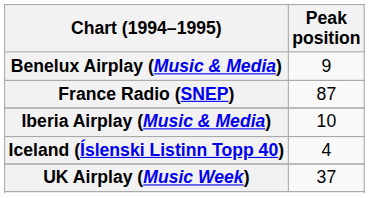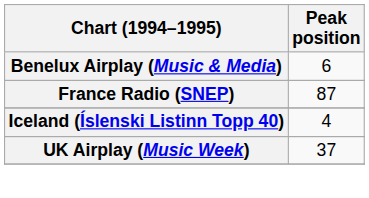(326, 66) 9 -> (326, 66) 6
- row: (146, 121)
